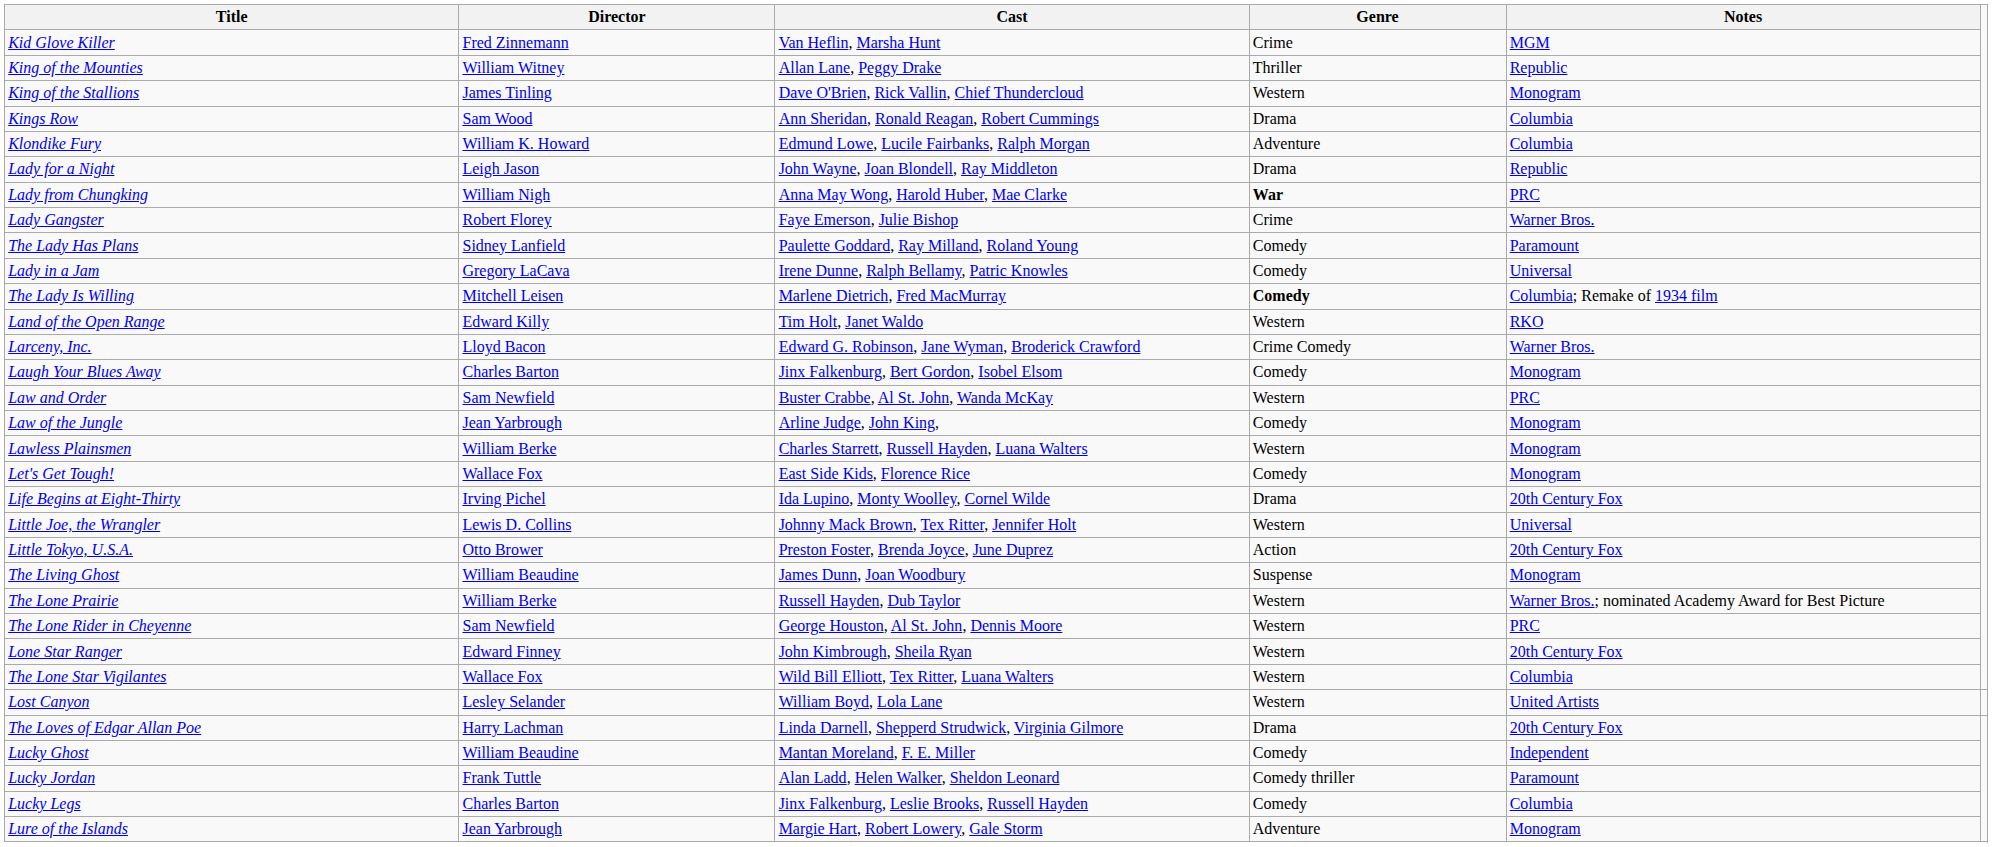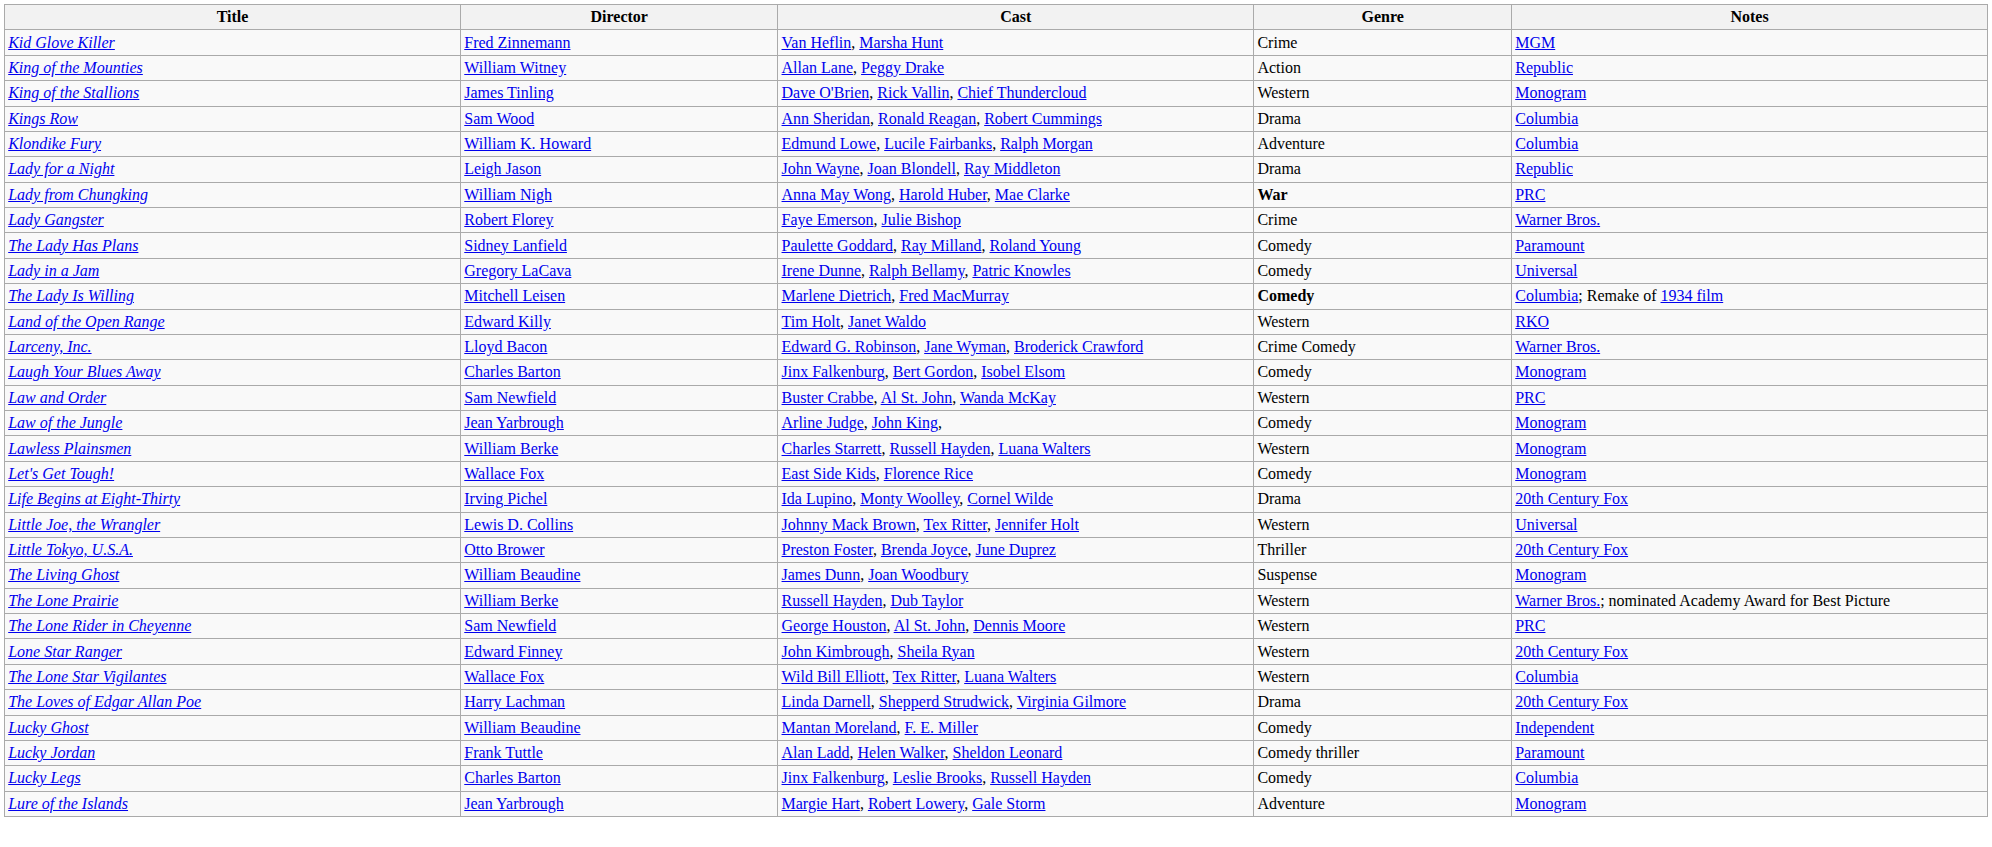(1277, 67) Thriller -> (1279, 67) Action
(1275, 550) Action -> (1282, 550) Thriller
- row: (49, 702)
